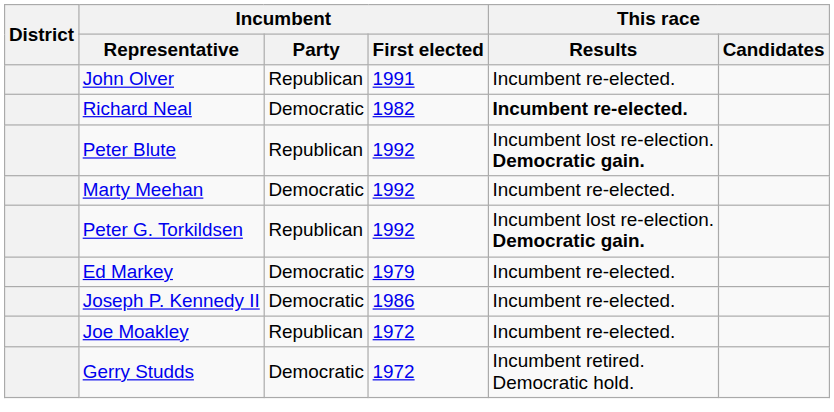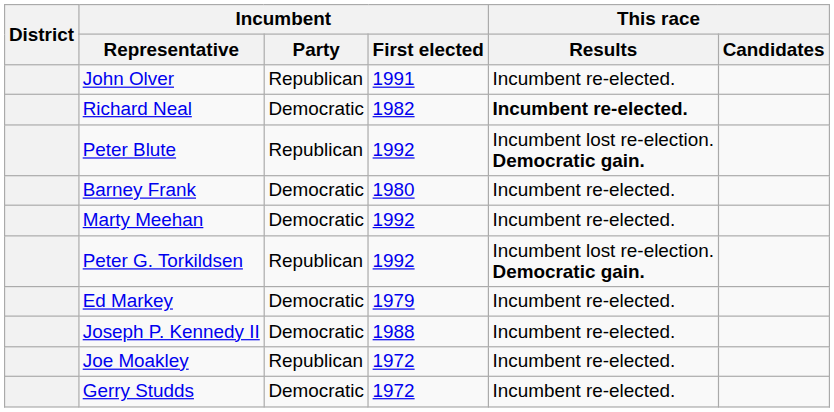+ row: (139, 190)
(394, 301) 1986 -> (394, 331) 1988
(569, 371) Incumbent retired. Democratic hold. -> (584, 391) Incumbent re-elected.
